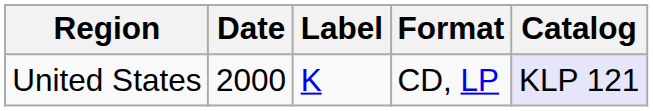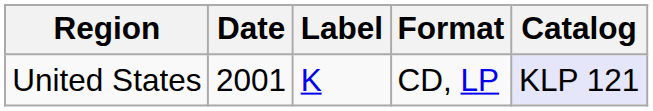(251, 79) 2000 -> (251, 79) 2001
